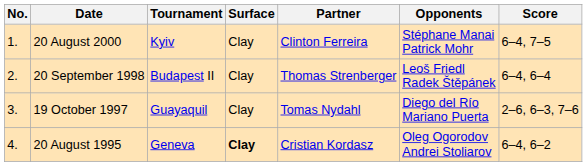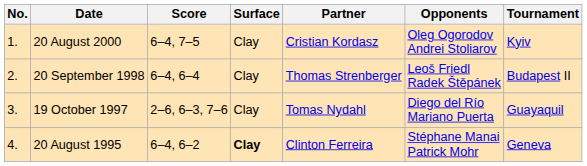columns swapped: (186, 14) <-> (540, 14)
(324, 41) Clinton Ferreira -> (332, 41) Cristian Kordasz
(448, 41) Stéphane Manai Patrick Mohr -> (452, 41) Oleg Ogorodov Andrei Stoliarov
(327, 144) Cristian Kordasz -> (329, 144) Clinton Ferreira
(447, 144) Oleg Ogorodov Andrei Stoliarov -> (453, 144) Stéphane Manai Patrick Mohr
